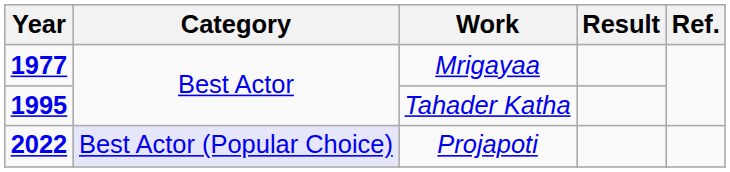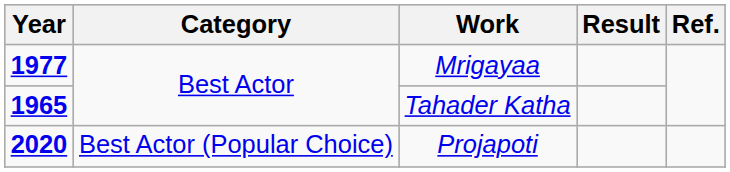(39, 105) 1995 -> (39, 105) 1965
(39, 145) 2022 -> (39, 145) 2020
(236, 145) lavender background -> (236, 145) no background
